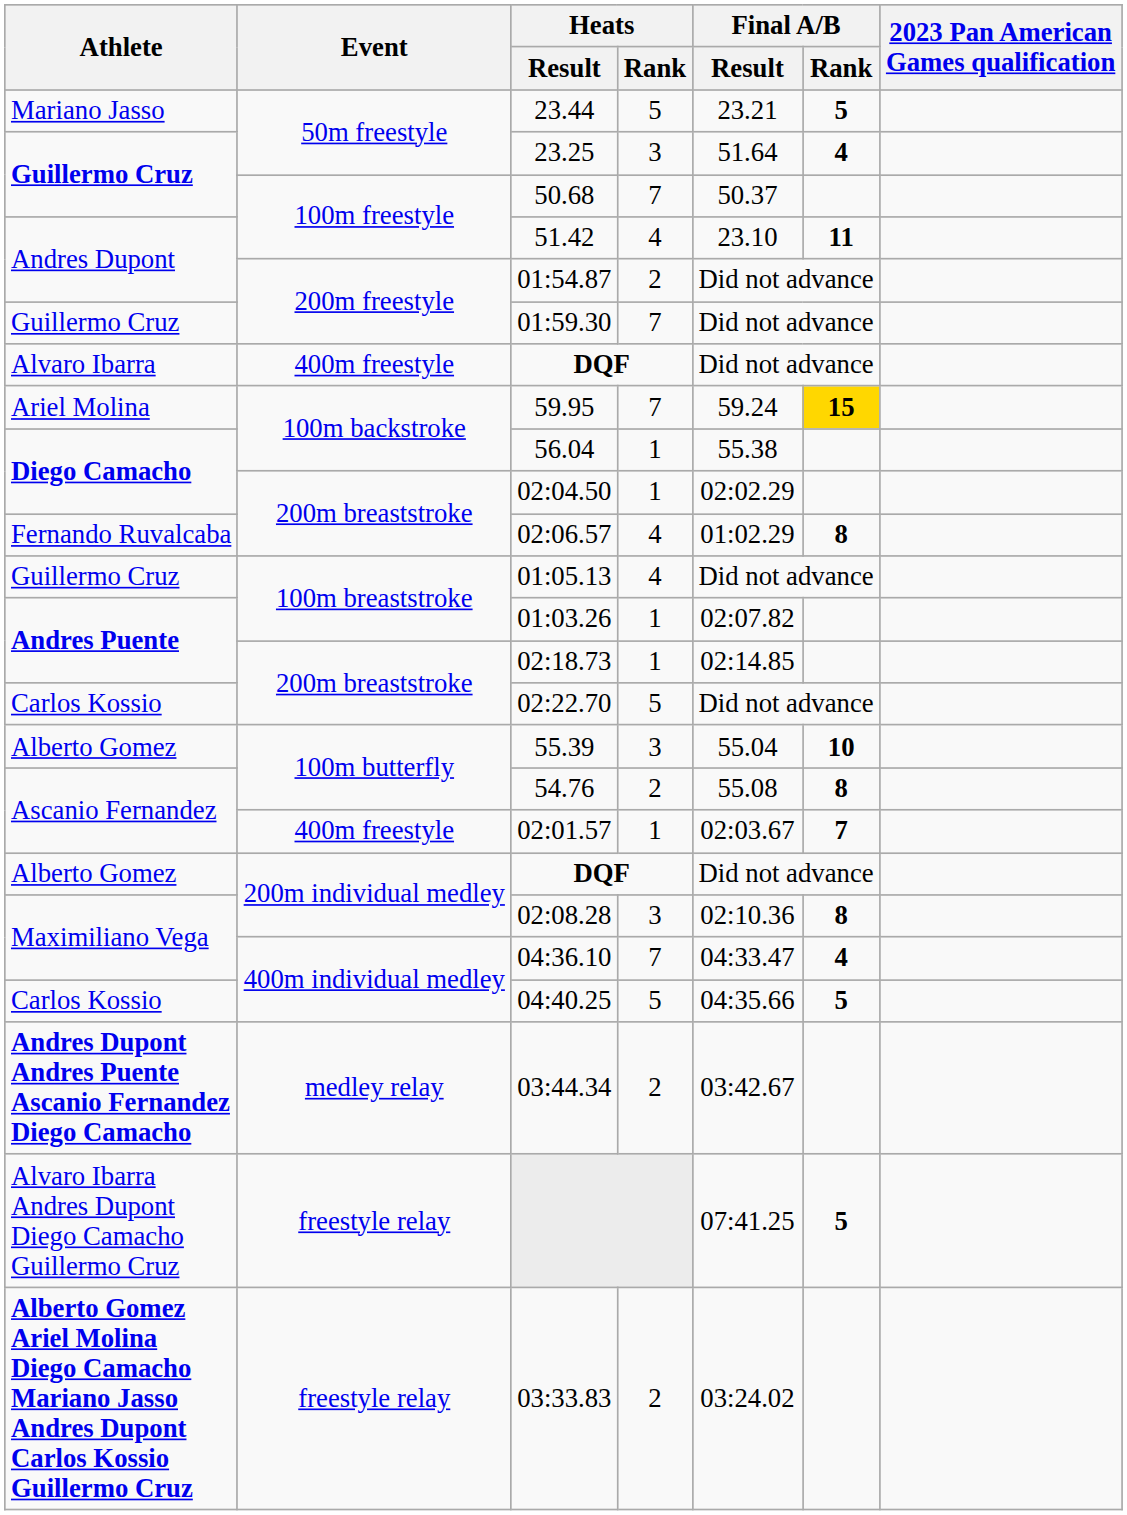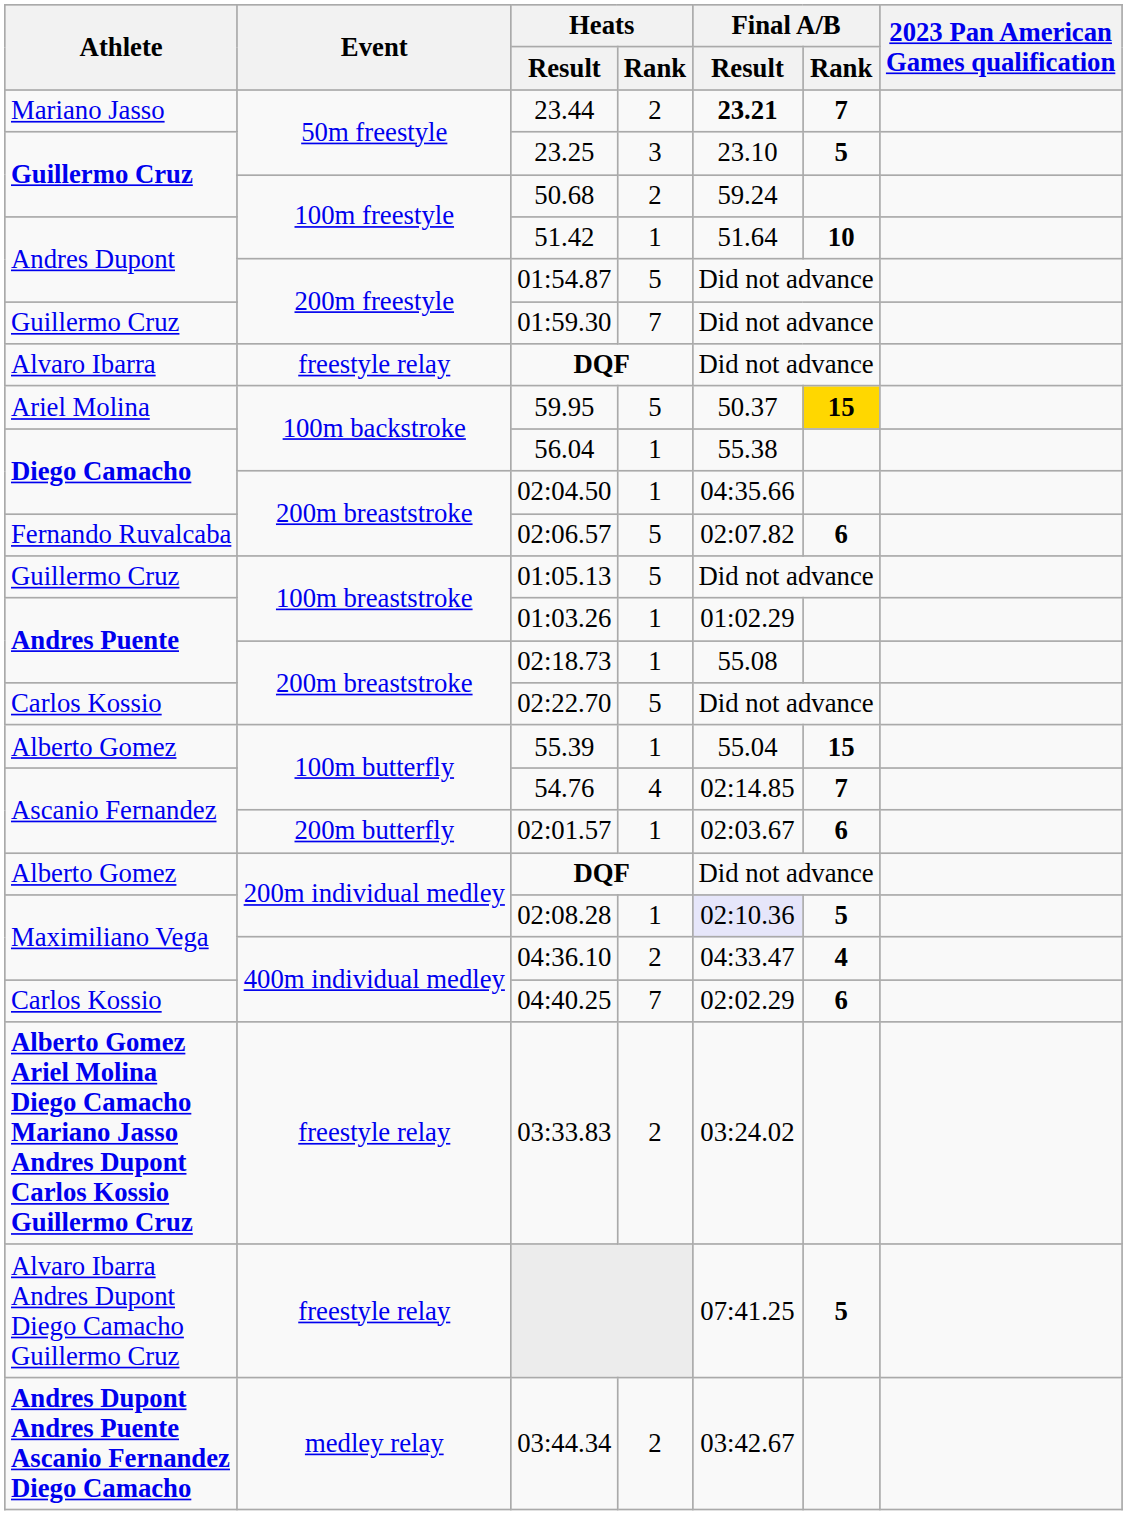(655, 110) 5 -> (655, 110) 2
(747, 110) normal -> (747, 110) bold
(841, 110) 5 -> (841, 110) 7
(747, 152) 51.64 -> (747, 152) 23.10
(841, 152) 4 -> (841, 152) 5
(655, 195) 7 -> (655, 195) 2
(747, 195) 50.37 -> (747, 195) 59.24
(655, 237) 4 -> (655, 237) 1
(747, 237) 23.10 -> (747, 237) 51.64
(841, 237) 11 -> (841, 237) 10
(655, 279) 2 -> (655, 279) 5
(374, 364) 400m freestyle -> (374, 364) freestyle relay
(655, 407) 7 -> (655, 407) 5
(747, 407) 59.24 -> (747, 407) 50.37
(747, 491) 02:02.29 -> (747, 491) 04:35.66
(655, 534) 4 -> (655, 534) 5
(747, 534) 01:02.29 -> (747, 534) 02:07.82
(841, 534) 8 -> (841, 534) 6
(655, 576) 4 -> (655, 576) 5
(747, 618) 02:07.82 -> (747, 618) 01:02.29
(747, 661) 02:14.85 -> (747, 661) 55.08
(655, 746) 3 -> (655, 746) 1
(841, 746) 10 -> (841, 746) 15
(655, 788) 2 -> (655, 788) 4
(747, 788) 55.08 -> (747, 788) 02:14.85
(841, 788) 8 -> (841, 788) 7
(374, 830) 400m freestyle -> (374, 830) 200m butterfly
(841, 830) 7 -> (841, 830) 6
(655, 915) 3 -> (655, 915) 1
(747, 915) no background -> (747, 915) lavender background
(841, 915) 8 -> (841, 915) 5
(655, 957) 7 -> (655, 957) 2
(655, 1000) 5 -> (655, 1000) 7
(747, 1000) 04:35.66 -> (747, 1000) 02:02.29
(841, 1000) 5 -> (841, 1000) 6
rows swapped: (102, 1398) <-> (120, 1087)
